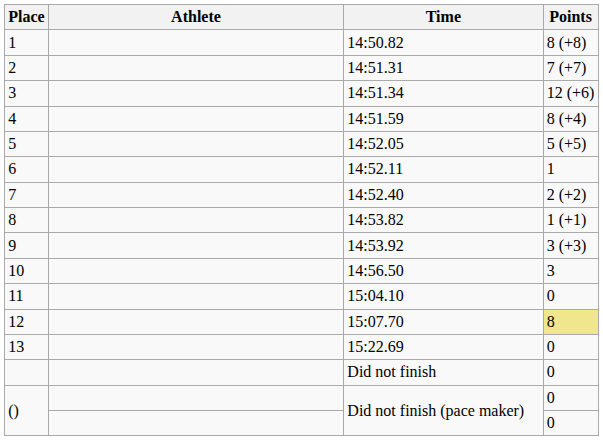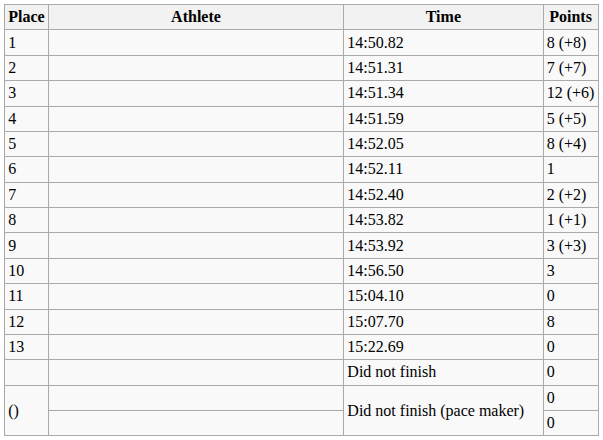(567, 118) 8 (+4) -> (567, 118) 5 (+5)
(567, 144) 5 (+5) -> (567, 144) 8 (+4)
(551, 321) khaki background -> (551, 321) no background
